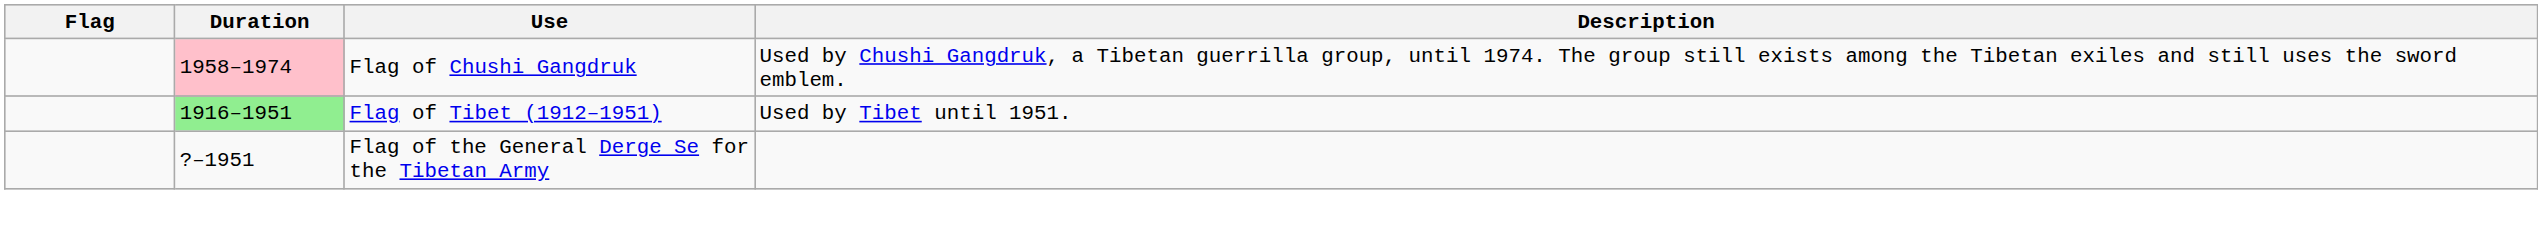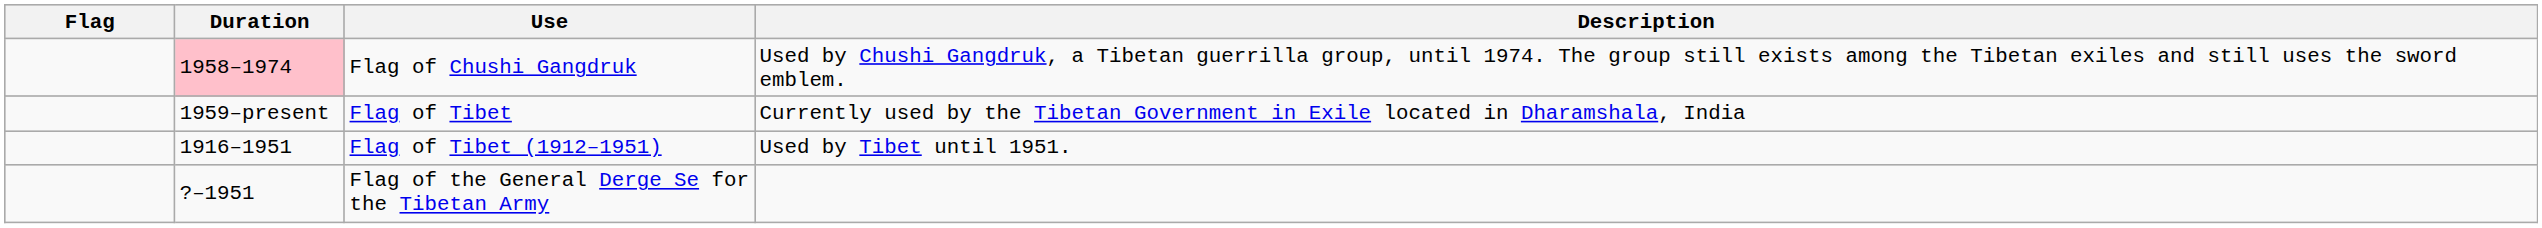+ row: (431, 114)
(236, 114) lightgreen background -> (236, 147) no background
